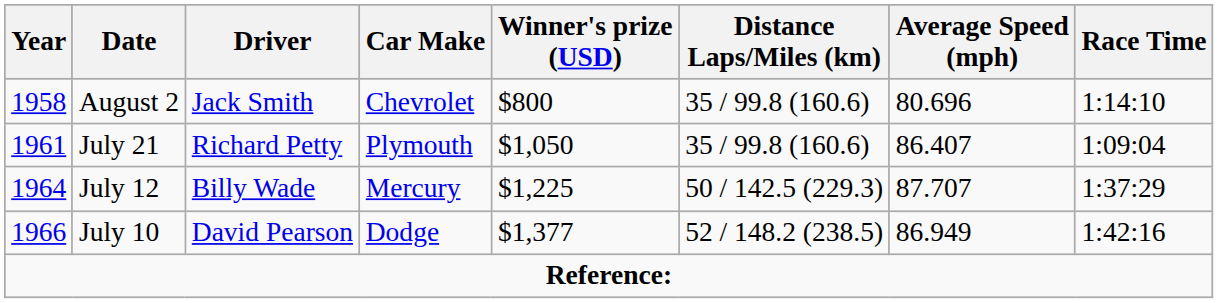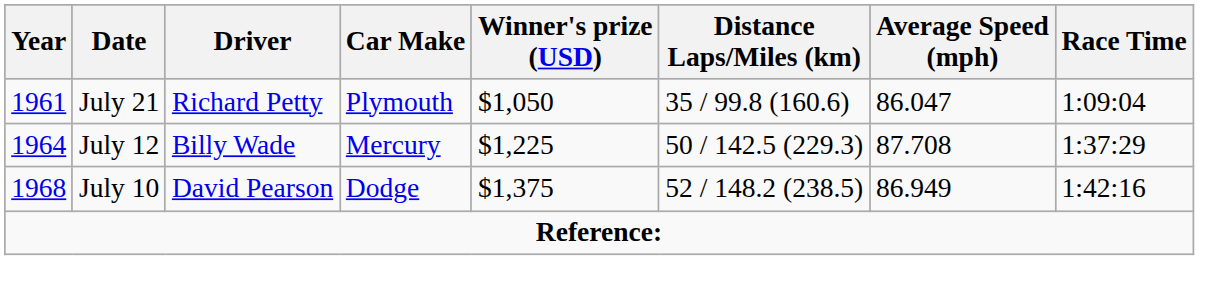- row: (129, 100)
(934, 144) 86.407 -> (914, 100) 86.047
(934, 188) 87.707 -> (914, 144) 87.708
(39, 231) 1966 -> (39, 188) 1968
(536, 231) $1,377 -> (516, 188) $1,375
